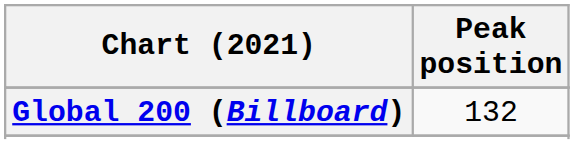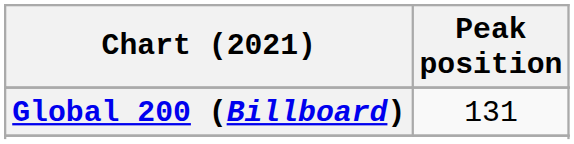(491, 112) 132 -> (491, 112) 131
